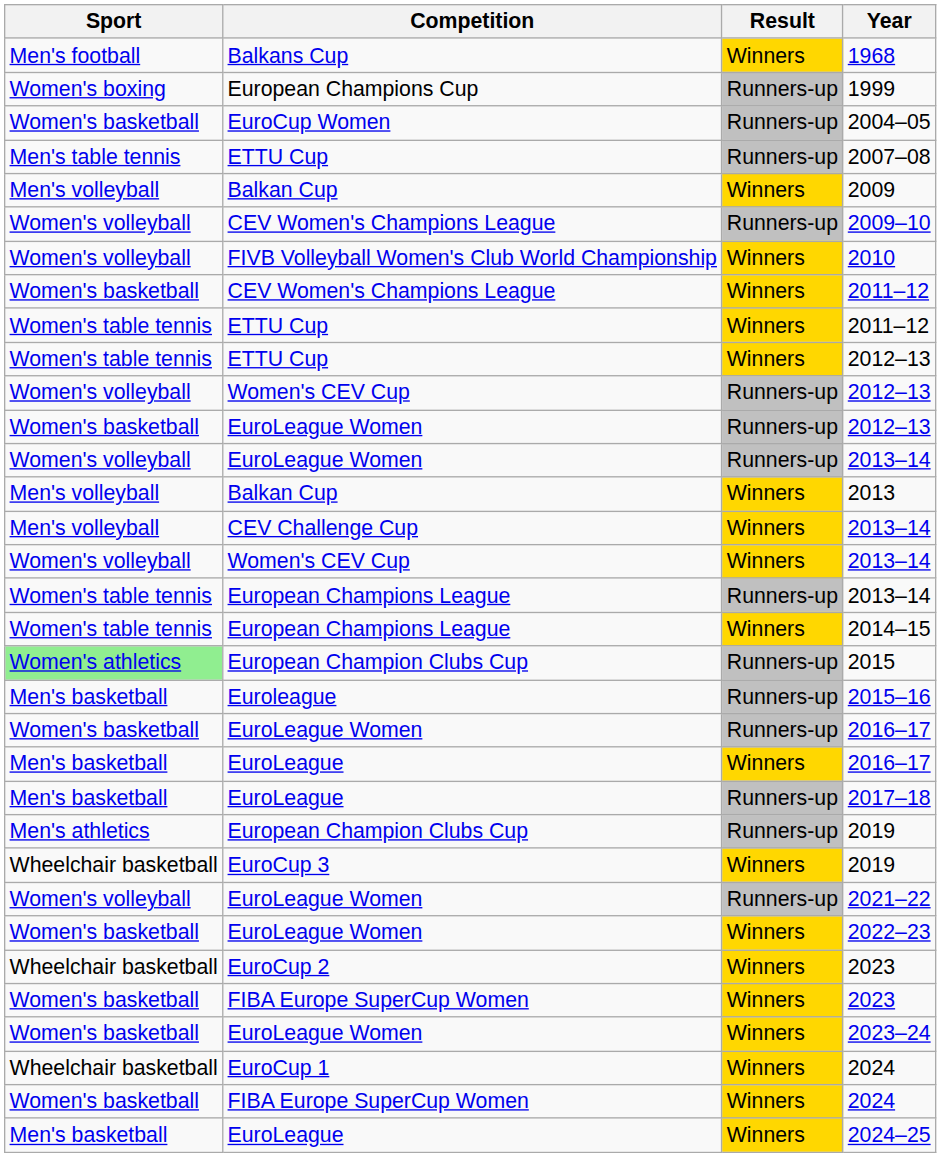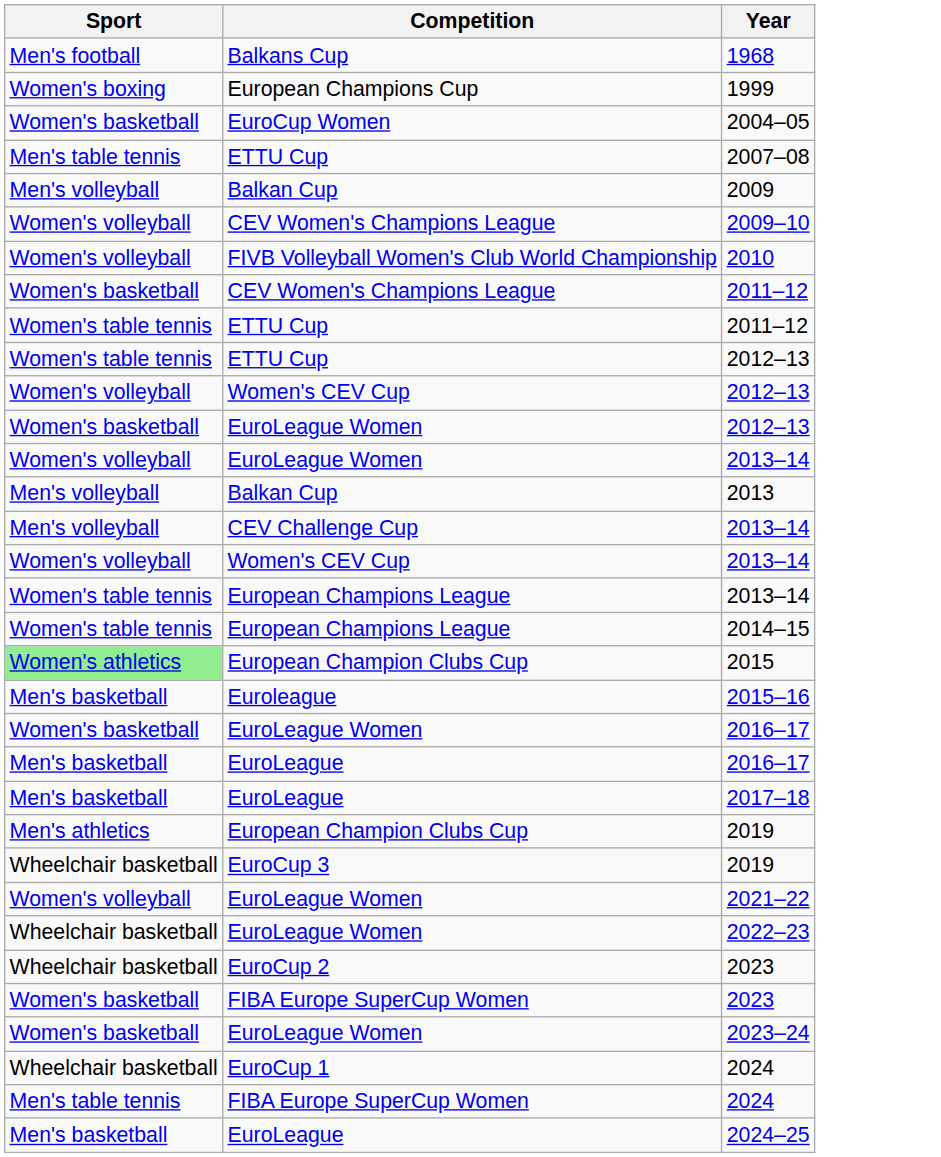- column: (782, 21)
(104, 932) Women's basketball -> (114, 932) Wheelchair basketball
(104, 1101) Women's basketball -> (95, 1101) Men's table tennis
